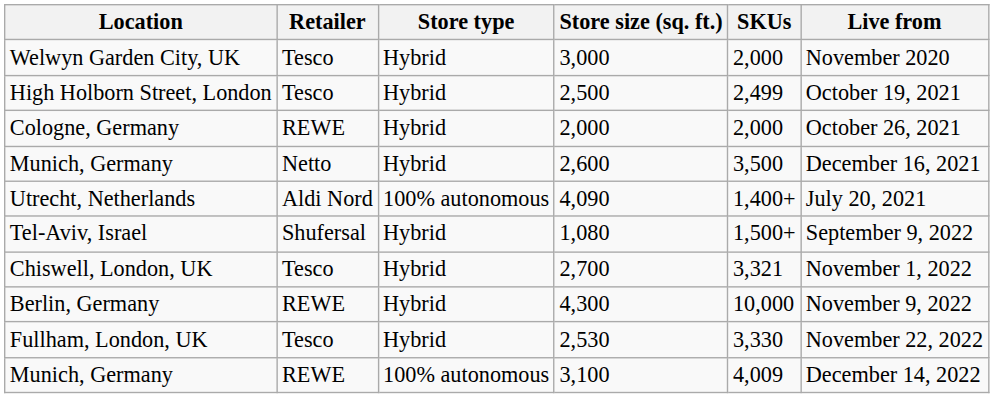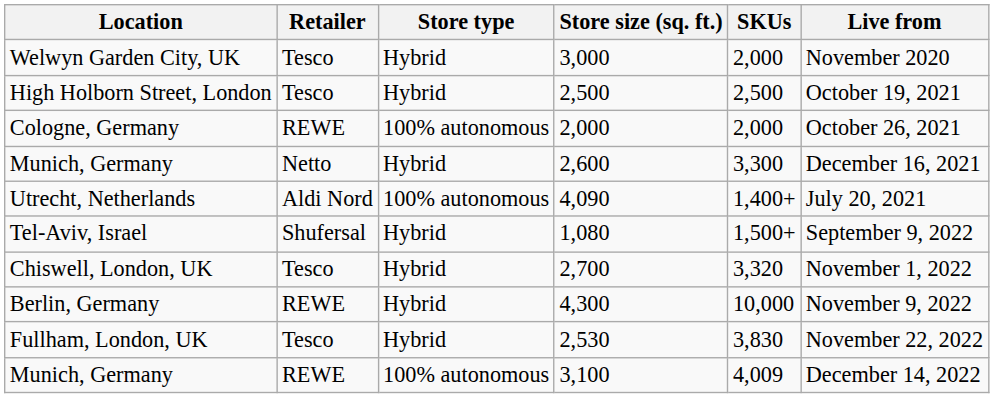(758, 92) 2,499 -> (758, 92) 2,500
(415, 127) Hybrid -> (466, 127) 100% autonomous
(758, 163) 3,500 -> (758, 163) 3,300
(758, 269) 3,321 -> (758, 269) 3,320
(758, 339) 3,330 -> (758, 339) 3,830
